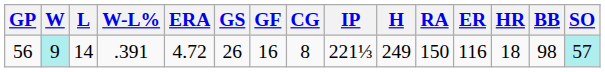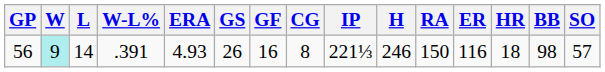(190, 50) 4.72 -> (190, 50) 4.93
(396, 50) 249 -> (396, 50) 246
(582, 50) paleturquoise background -> (582, 50) no background
